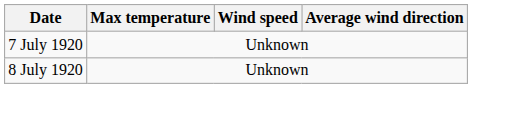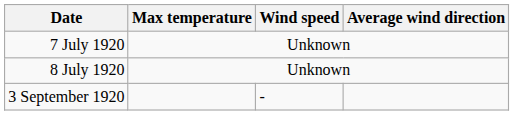+ row: (66, 97)
